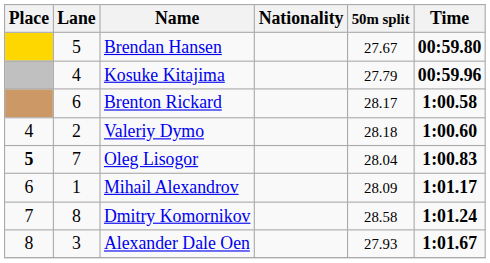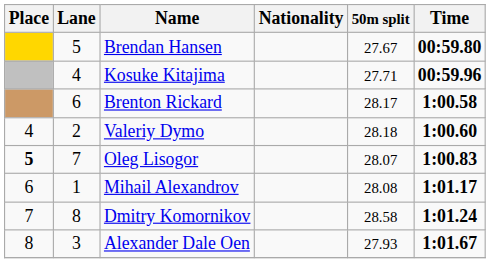(381, 76) 27.79 -> (381, 76) 27.71
(381, 160) 28.04 -> (381, 160) 28.07
(381, 188) 28.09 -> (381, 188) 28.08
